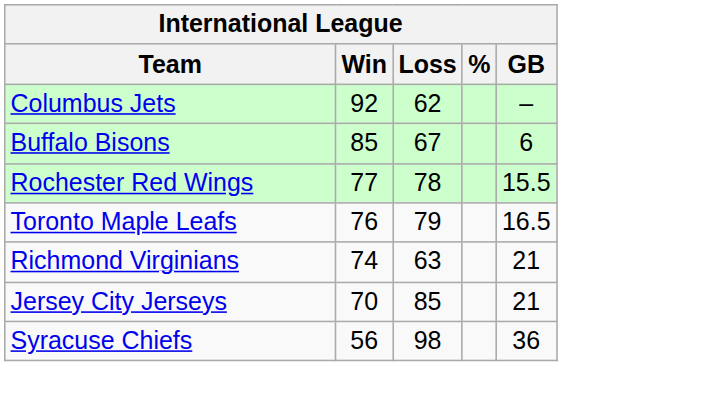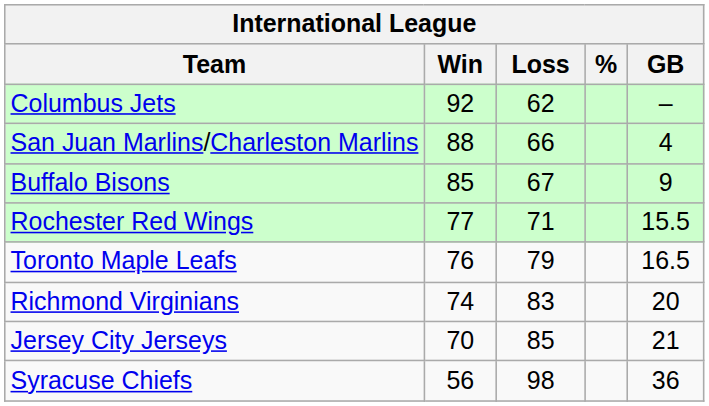+ row: (214, 143)
(526, 143) 6 -> (666, 182) 9
(428, 182) 78 -> (541, 222) 71
(428, 261) 63 -> (541, 301) 83
(526, 261) 21 -> (666, 301) 20
